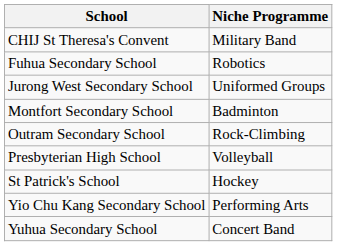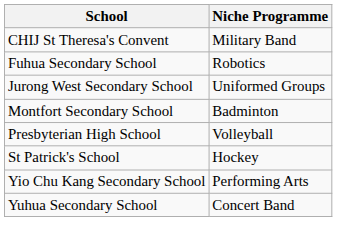- row: (86, 134)
